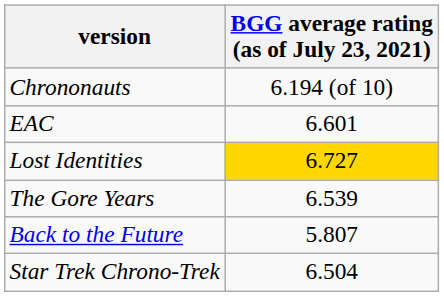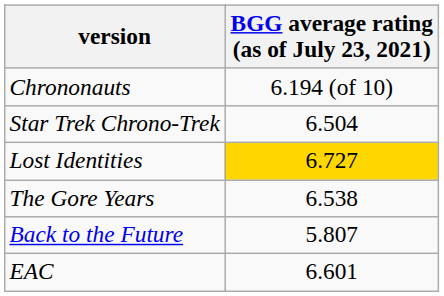rows swapped: (32, 123) <-> (115, 271)
(332, 197) 6.539 -> (332, 197) 6.538
